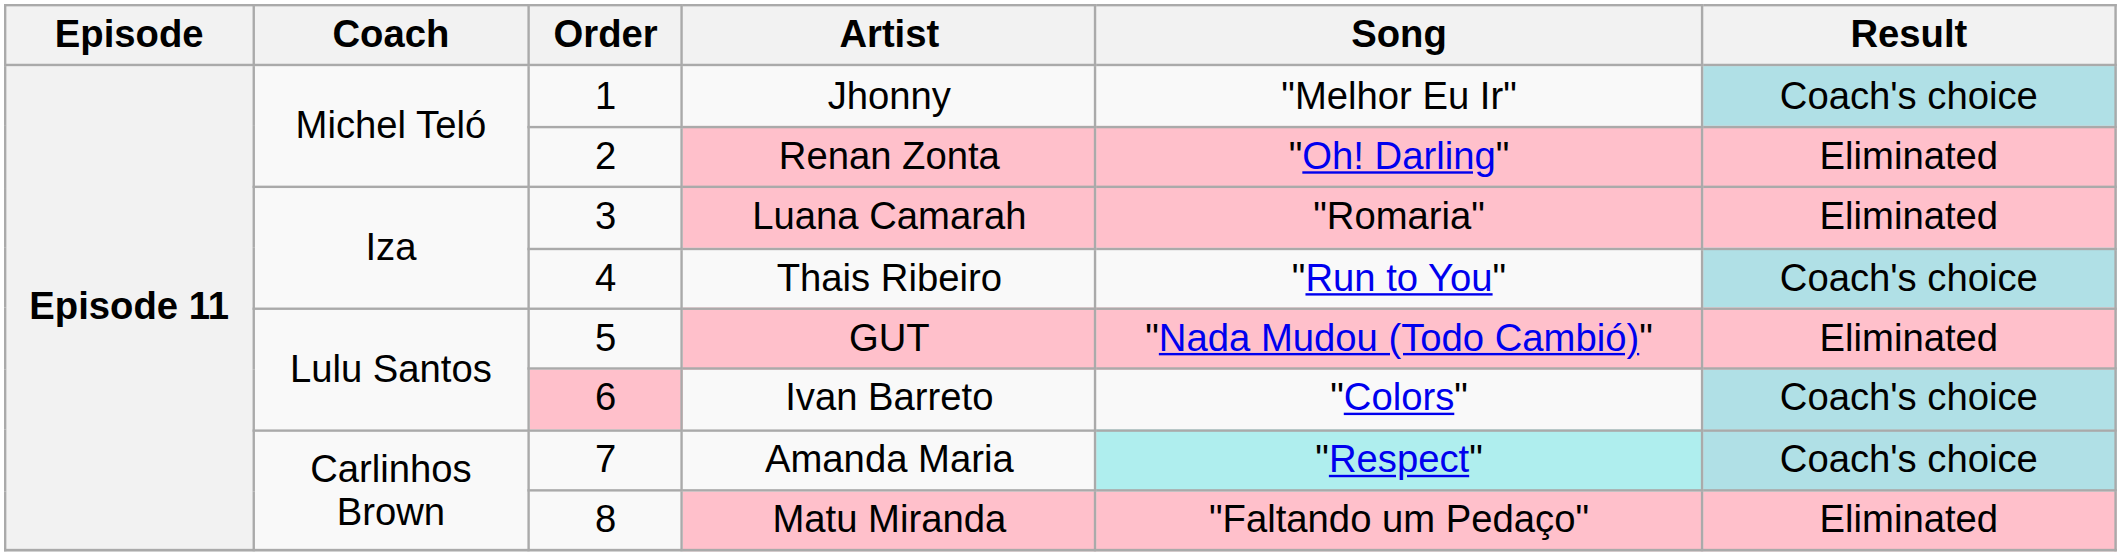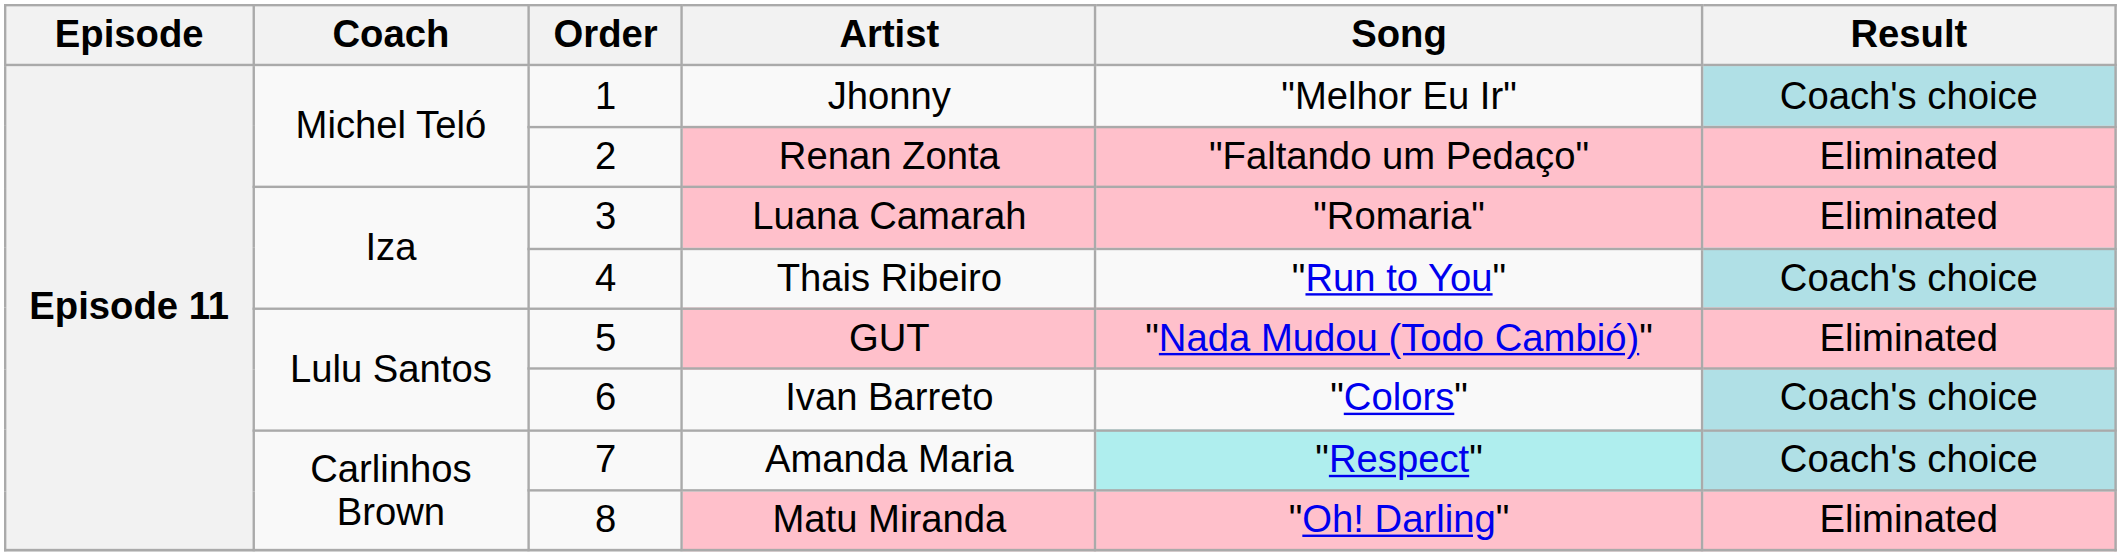(1399, 156) "Oh! Darling" -> (1399, 156) "Faltando um Pedaço"
(606, 398) pink background -> (606, 398) no background
(1399, 519) "Faltando um Pedaço" -> (1399, 519) "Oh! Darling"
